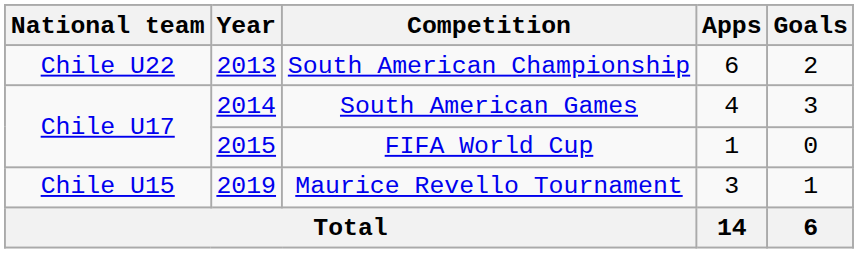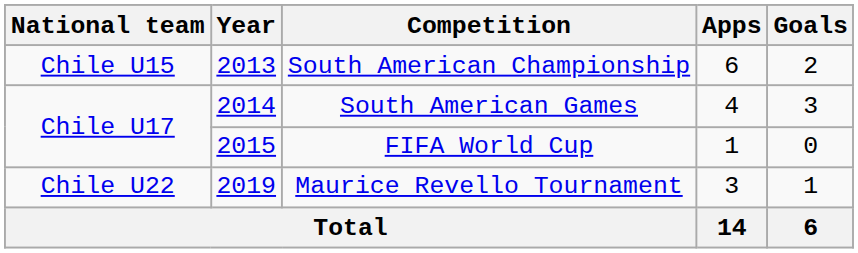(108, 66) Chile U22 -> (108, 66) Chile U15
(108, 187) Chile U15 -> (108, 187) Chile U22
